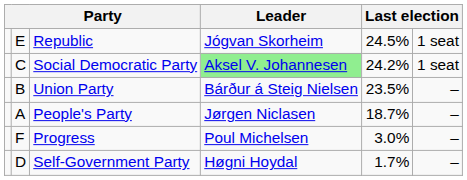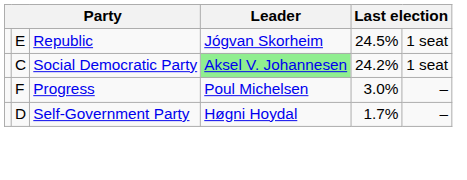- row: (73, 89)
- row: (83, 114)
